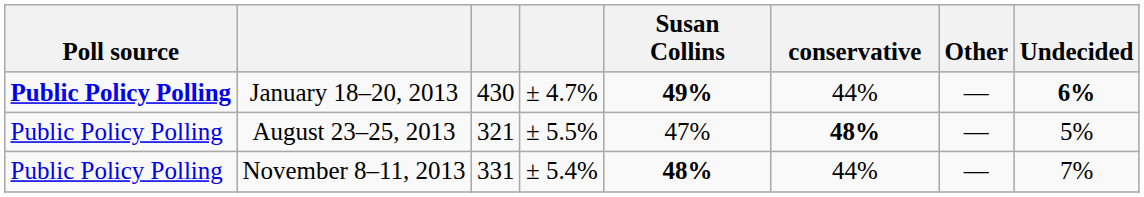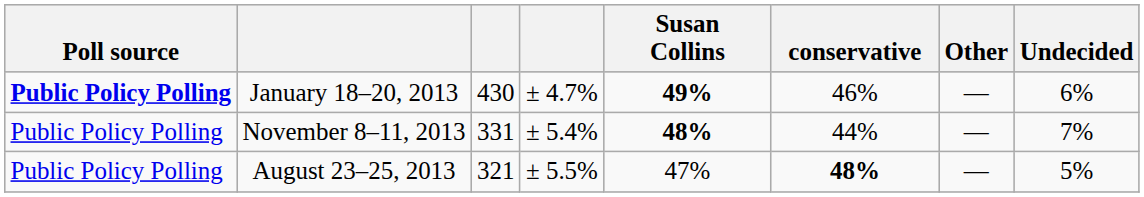(855, 91) 44% -> (855, 91) 46%
(1077, 91) bold -> (1077, 91) normal
rows swapped: (354, 131) <-> (354, 171)
